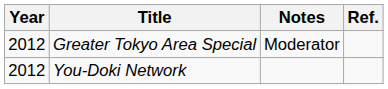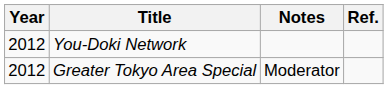rows swapped: (120, 70) <-> (155, 44)
